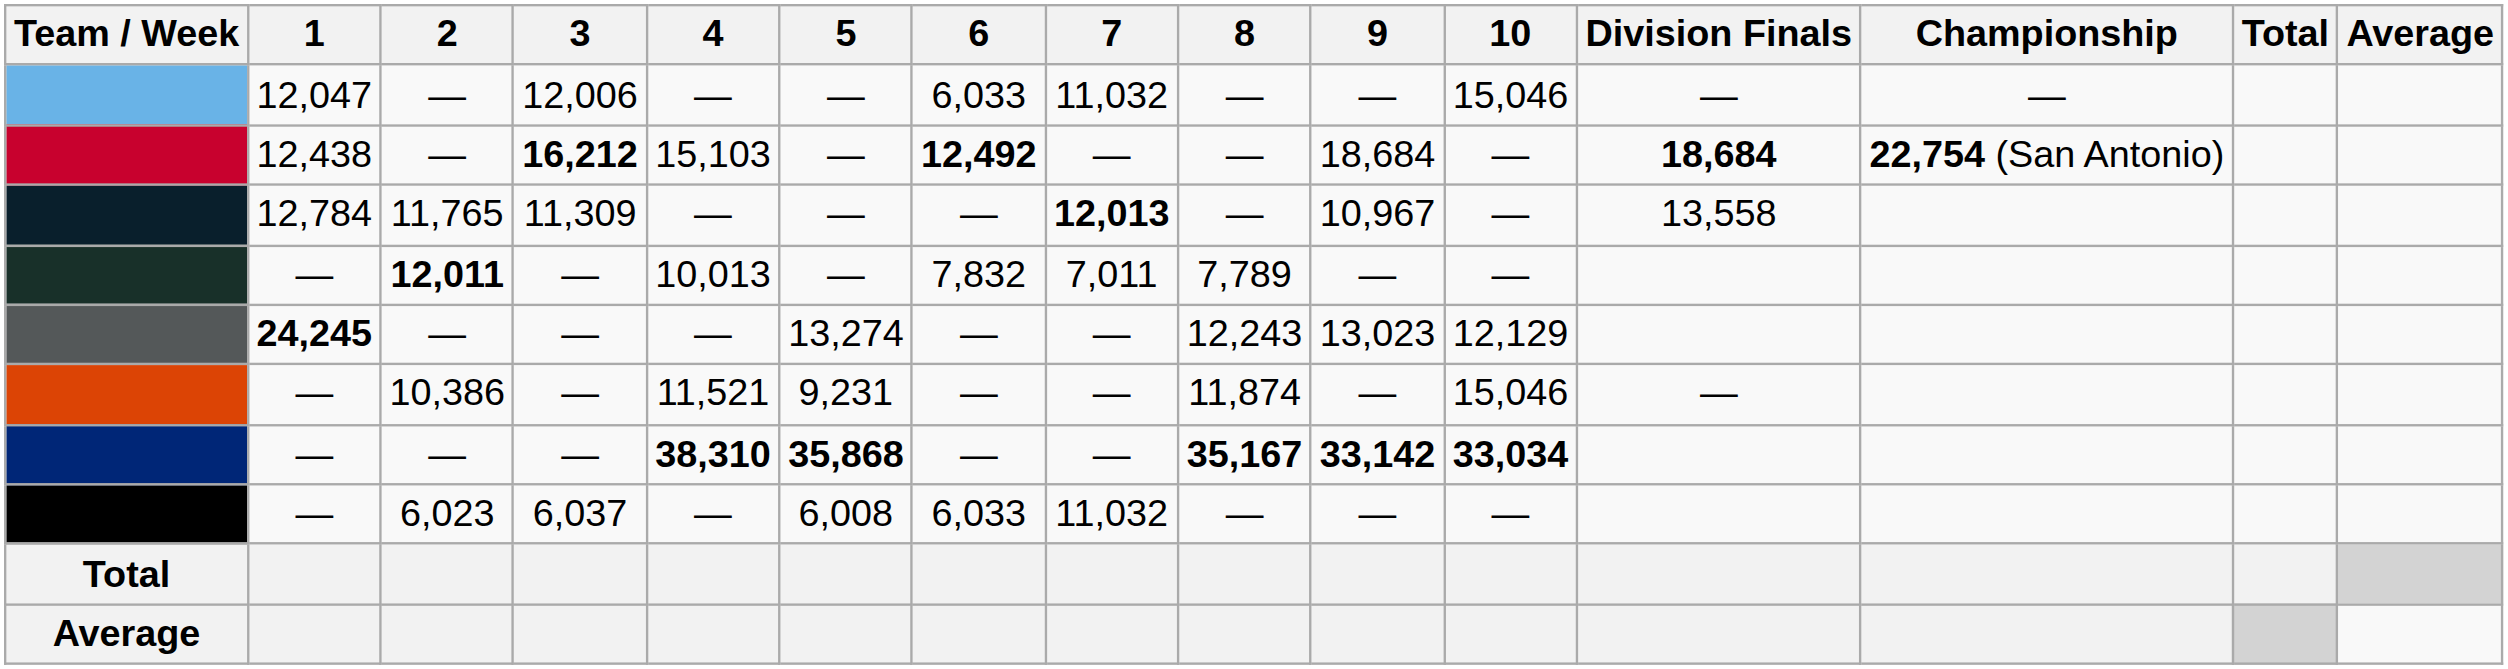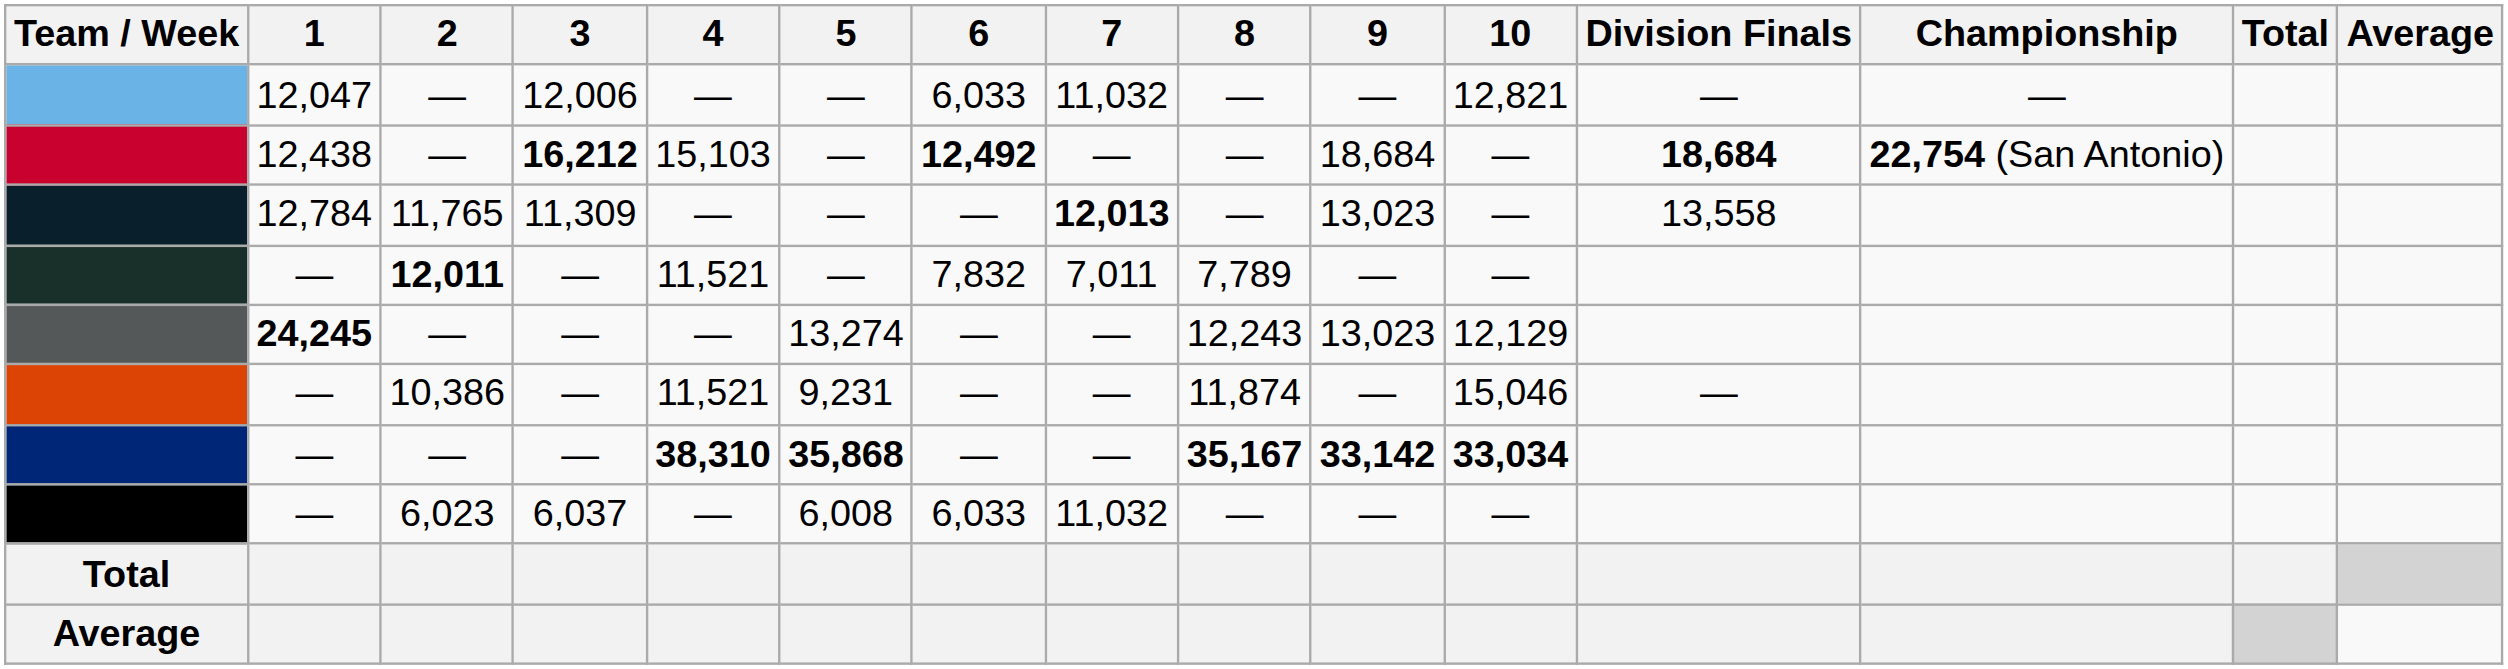(1510, 94) 15,046 -> (1510, 94) 12,821
(1377, 214) 10,967 -> (1377, 214) 13,023
(713, 273) 10,013 -> (713, 273) 11,521
